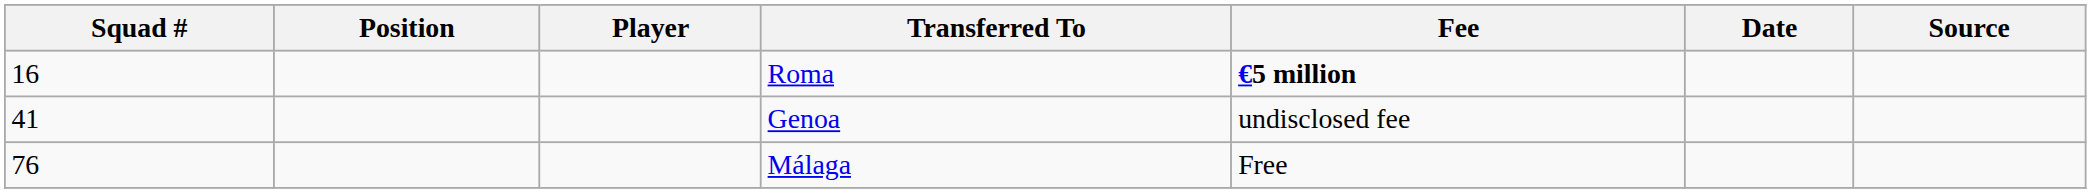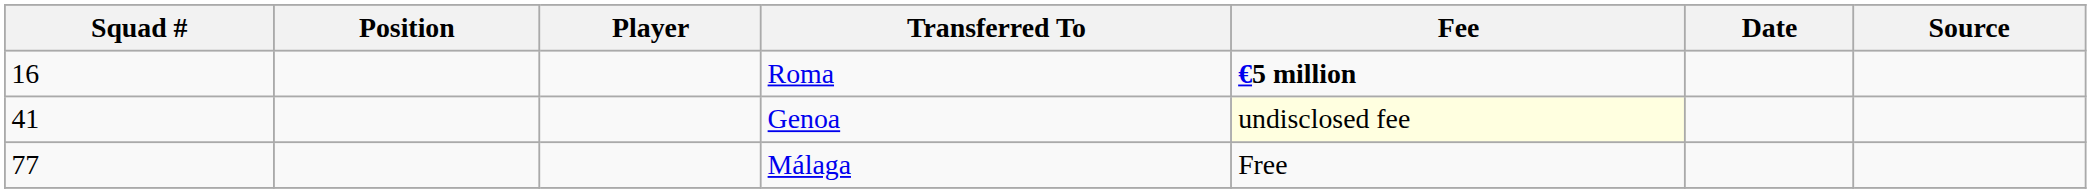(1324, 119) no background -> (1324, 119) lightyellow background
(25, 165) 76 -> (25, 165) 77
